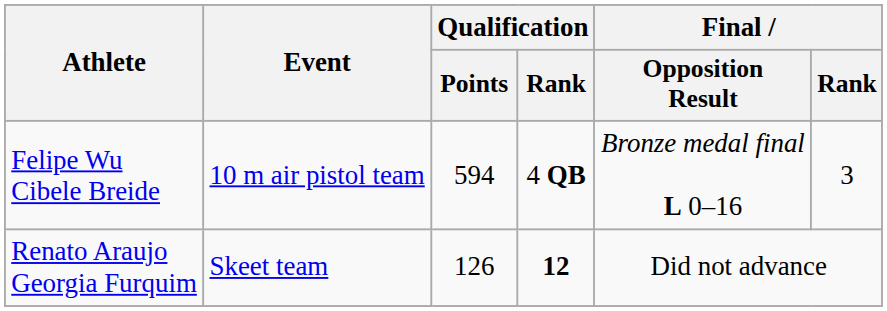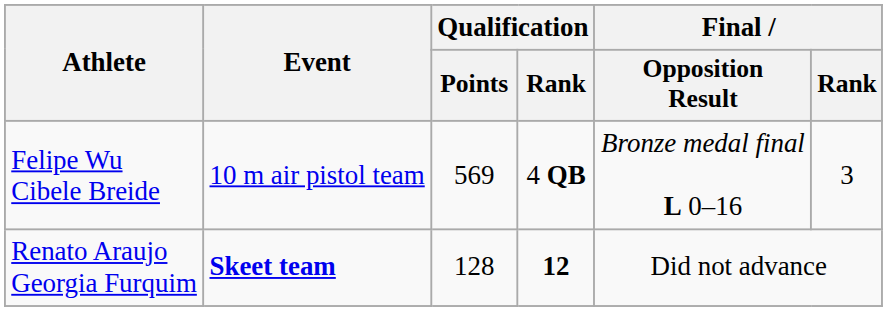(474, 175) 594 -> (474, 175) 569
(269, 267) normal -> (273, 267) bold
(474, 267) 126 -> (474, 267) 128
